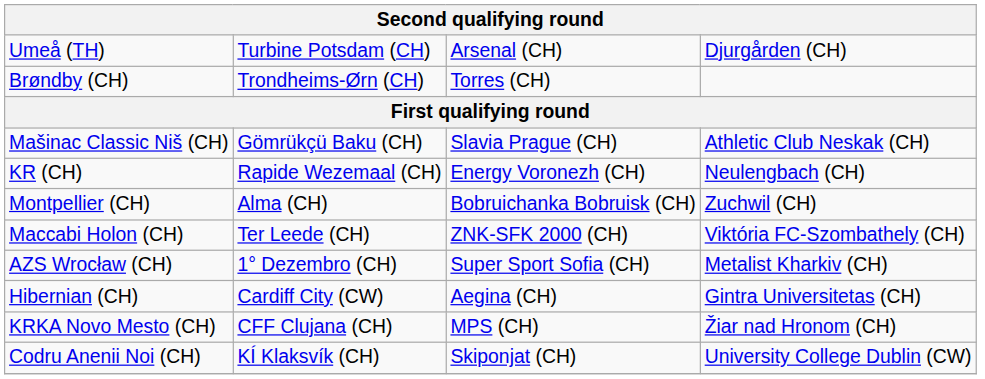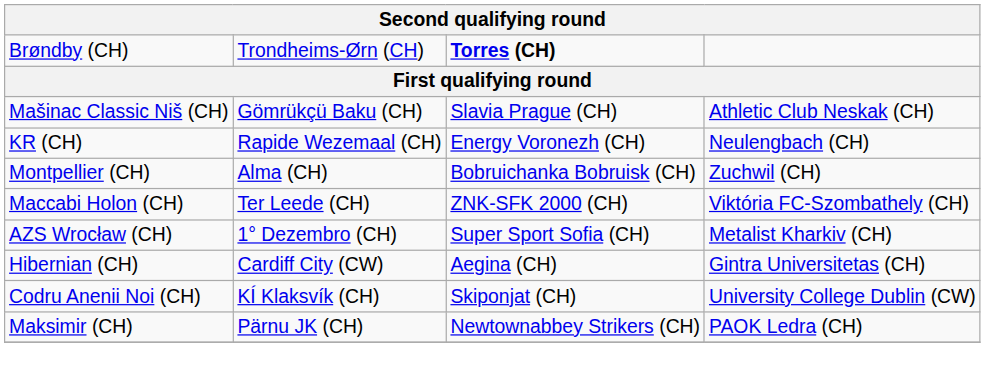- row: (57, 50)
(500, 81) normal -> (503, 50) bold
- row: (112, 326)
+ row: (71, 326)
